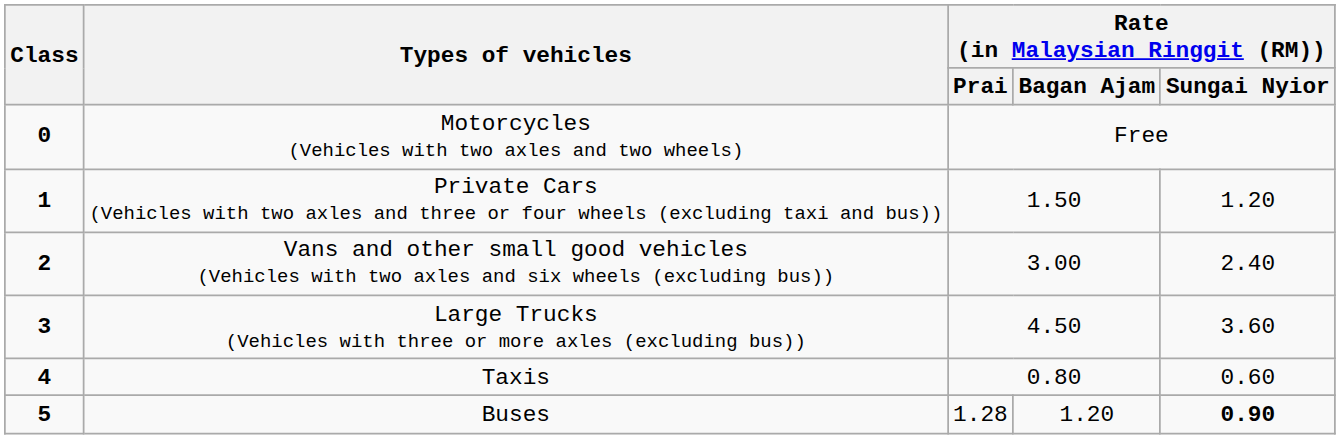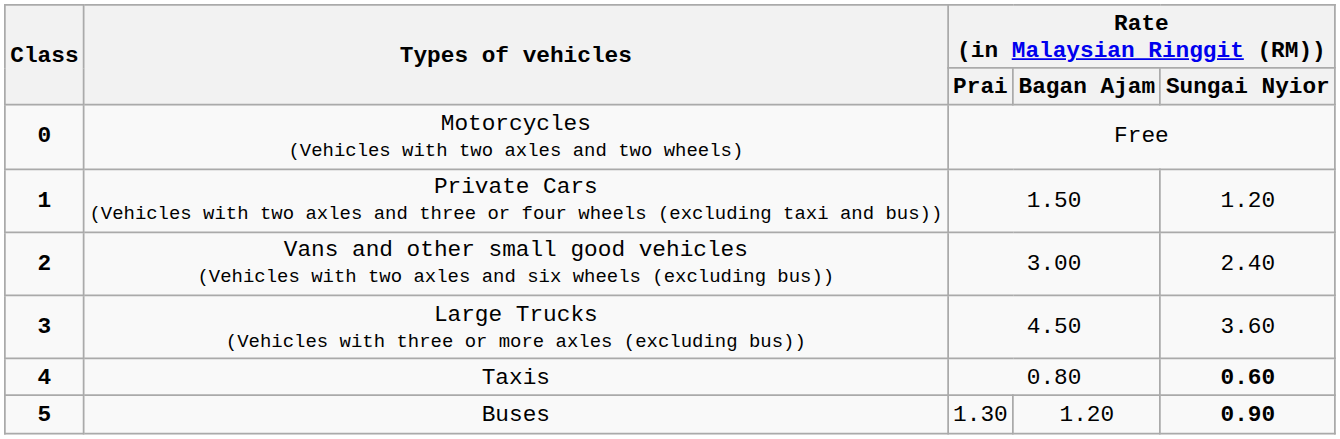(1248, 377) normal -> (1248, 377) bold
(980, 414) 1.28 -> (980, 414) 1.30
